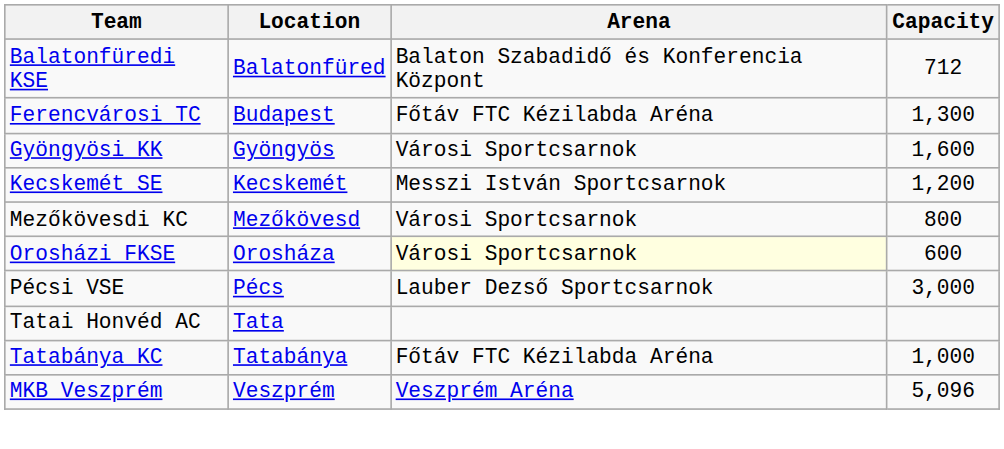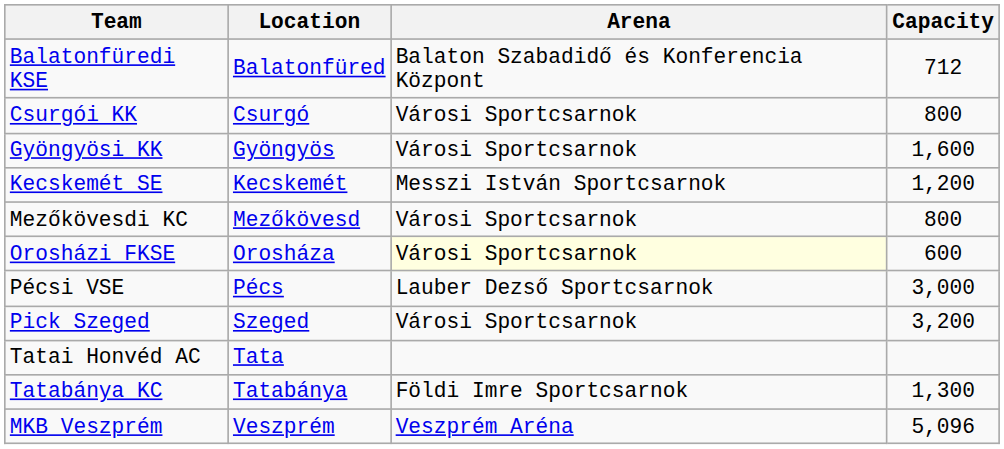+ row: (73, 116)
- row: (105, 116)
+ row: (80, 323)
(555, 357) Főtáv FTC Kézilabda Aréna -> (542, 392) Földi Imre Sportcsarnok
(943, 357) 1,000 -> (943, 392) 1,300
